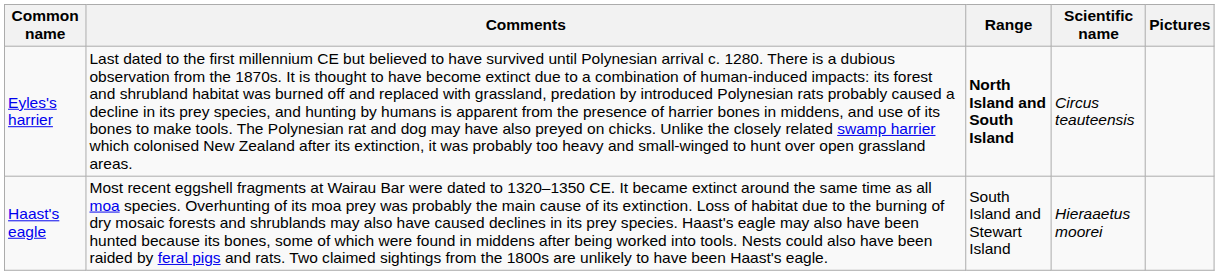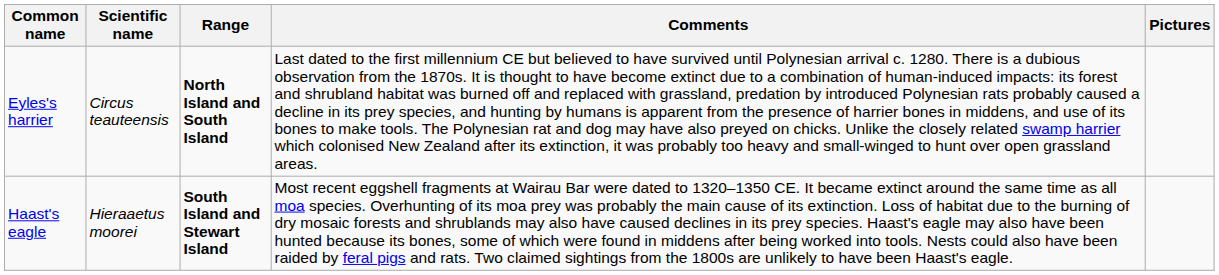columns swapped: (1099, 25) <-> (526, 25)
(1005, 223) normal -> (222, 223) bold
